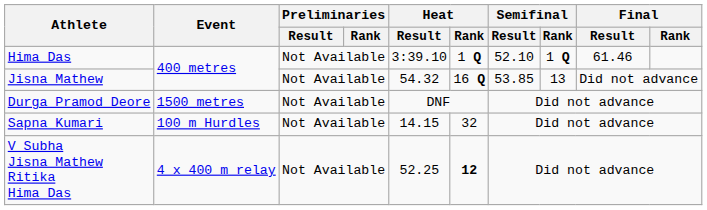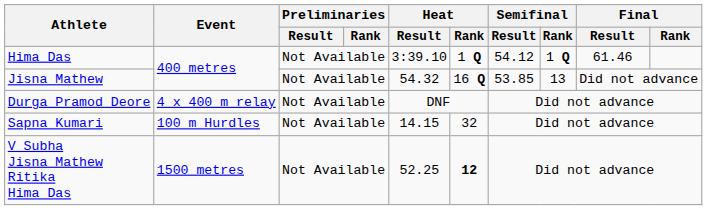(514, 57) 52.10 -> (514, 57) 54.12
(200, 102) 1500 metres -> (216, 102) 4 x 400 m relay
(216, 170) 4 x 400 m relay -> (200, 170) 1500 metres
